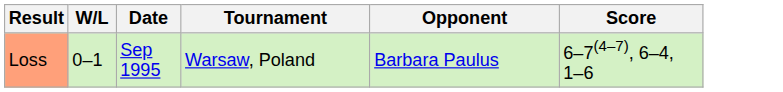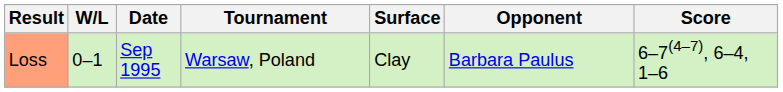+ column: (407, 18)
